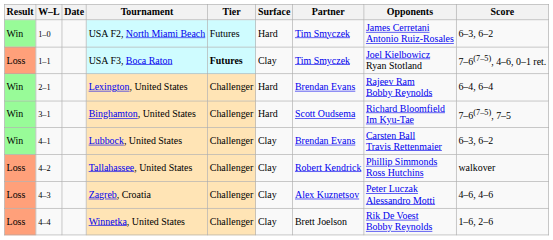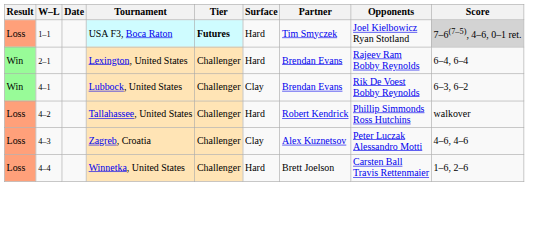- row: (147, 33)
(267, 60) Clay -> (255, 33) Hard
(502, 60) no background -> (478, 33) lightgrey background
- row: (142, 114)
(404, 141) Carsten Ball Travis Rettenmaier -> (386, 87) Rik De Voest Bobby Reynolds
(267, 168) Clay -> (255, 114) Hard
(267, 221) Clay -> (255, 168) Hard
(399, 221) Rik De Voest Bobby Reynolds -> (391, 168) Carsten Ball Travis Rettenmaier
